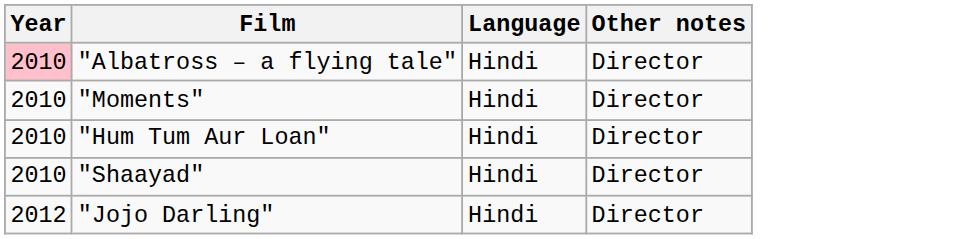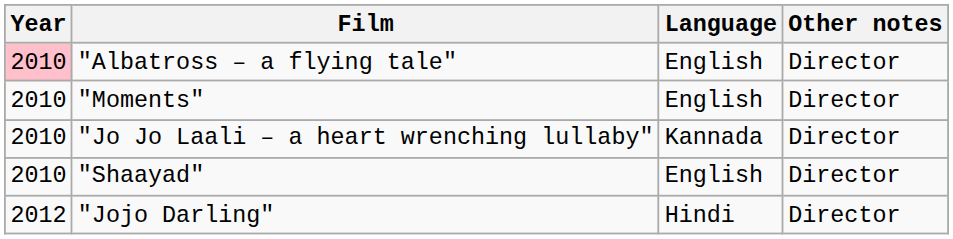(503, 62) Hindi -> (714, 62) English
(503, 100) Hindi -> (714, 100) English
+ row: (366, 138)
- row: (204, 138)
(503, 177) Hindi -> (714, 177) English
